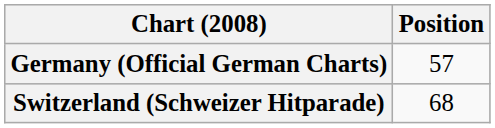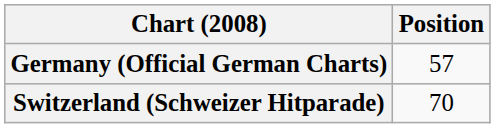(441, 102) 68 -> (441, 102) 70
